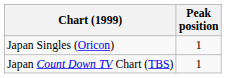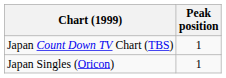rows swapped: (61, 45) <-> (90, 63)
